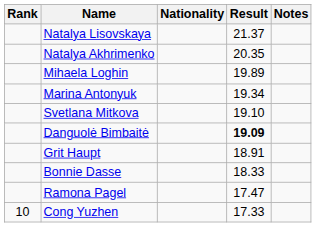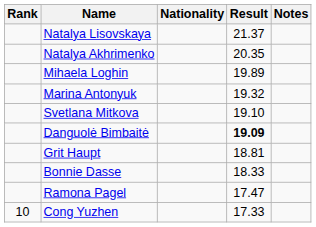(249, 93) 19.34 -> (249, 93) 19.32
(249, 152) 18.91 -> (249, 152) 18.81
